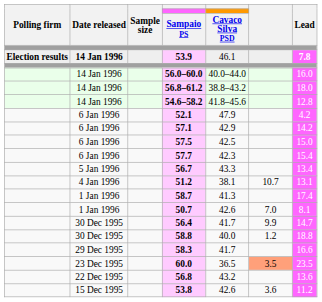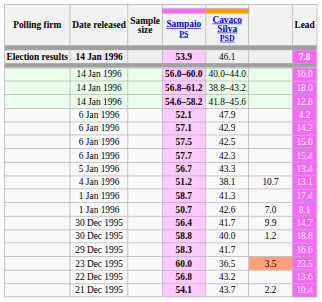+ row: (99, 291)
- row: (99, 291)
